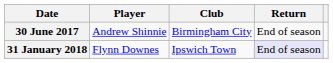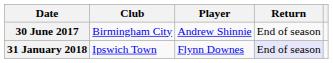columns swapped: (129, 13) <-> (212, 13)
